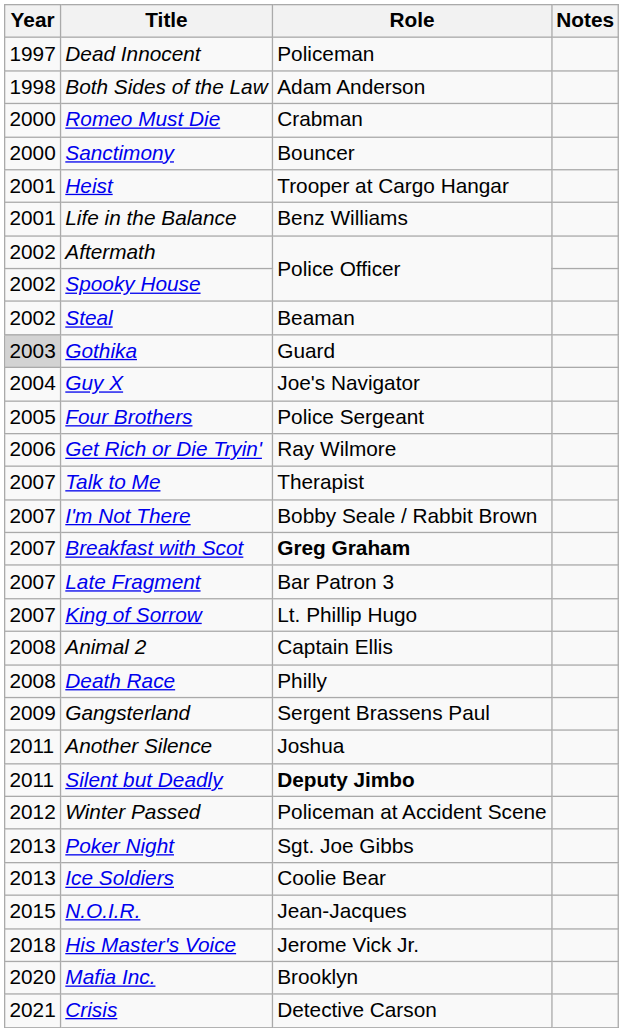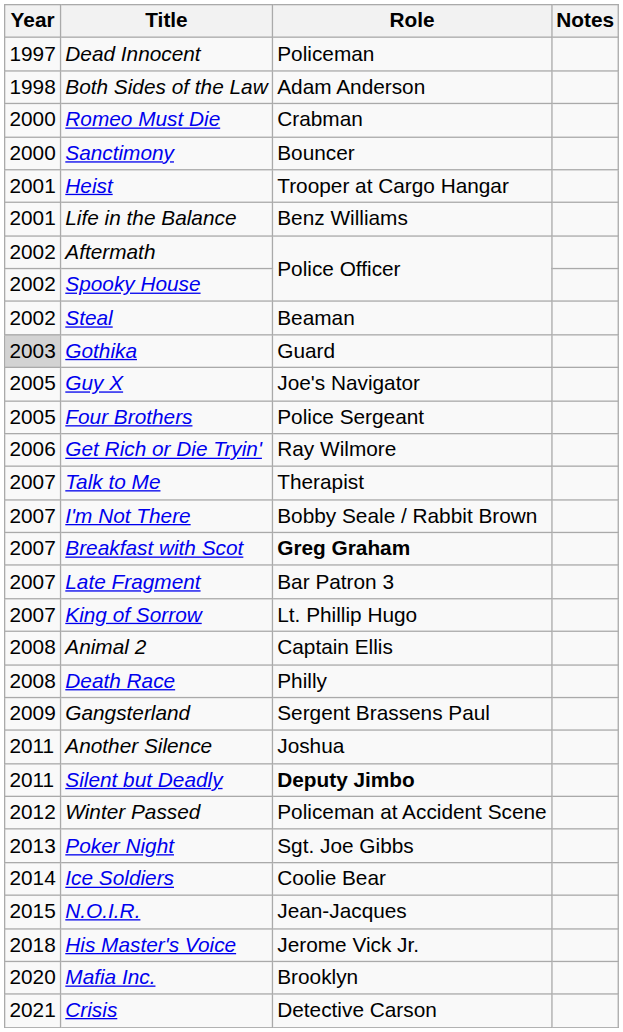(33, 383) 2004 -> (33, 383) 2005
(33, 878) 2013 -> (33, 878) 2014
